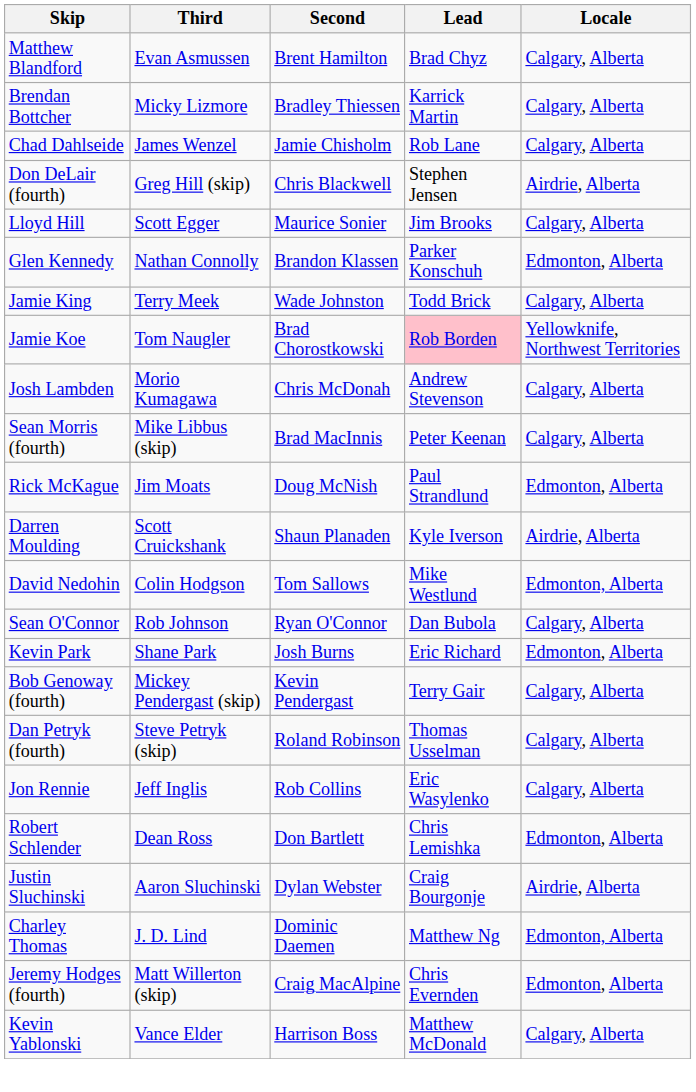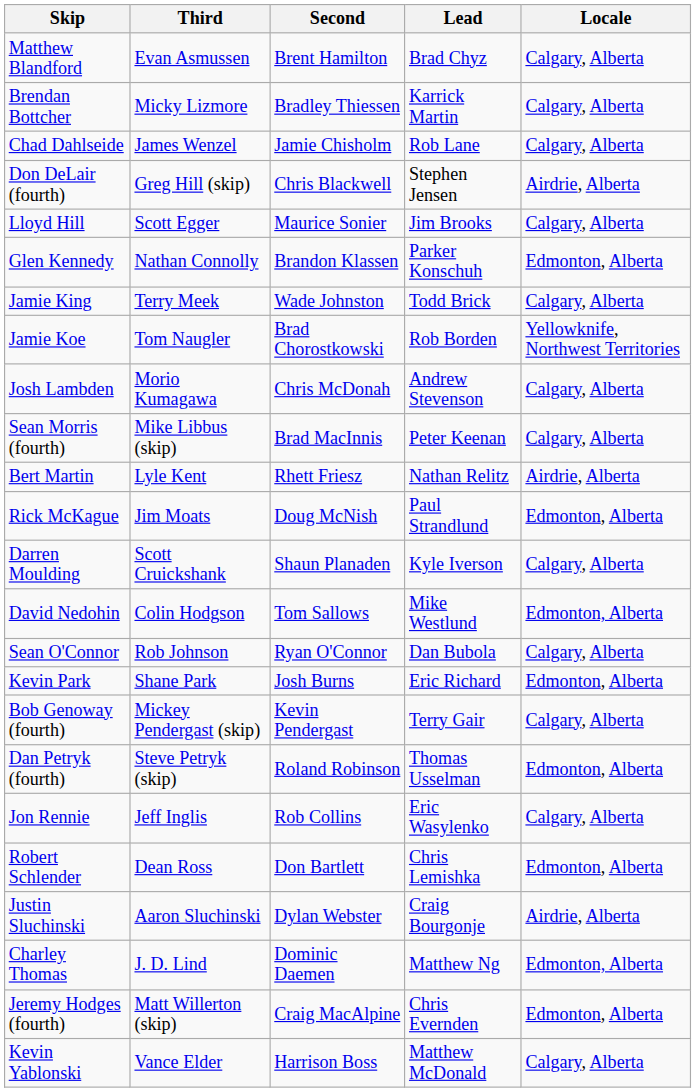(453, 339) pink background -> (453, 339) no background
+ row: (51, 476)
(583, 535) Airdrie, Alberta -> (585, 564) Calgary, Alberta
(585, 740) Calgary, Alberta -> (594, 768) Edmonton, Alberta
